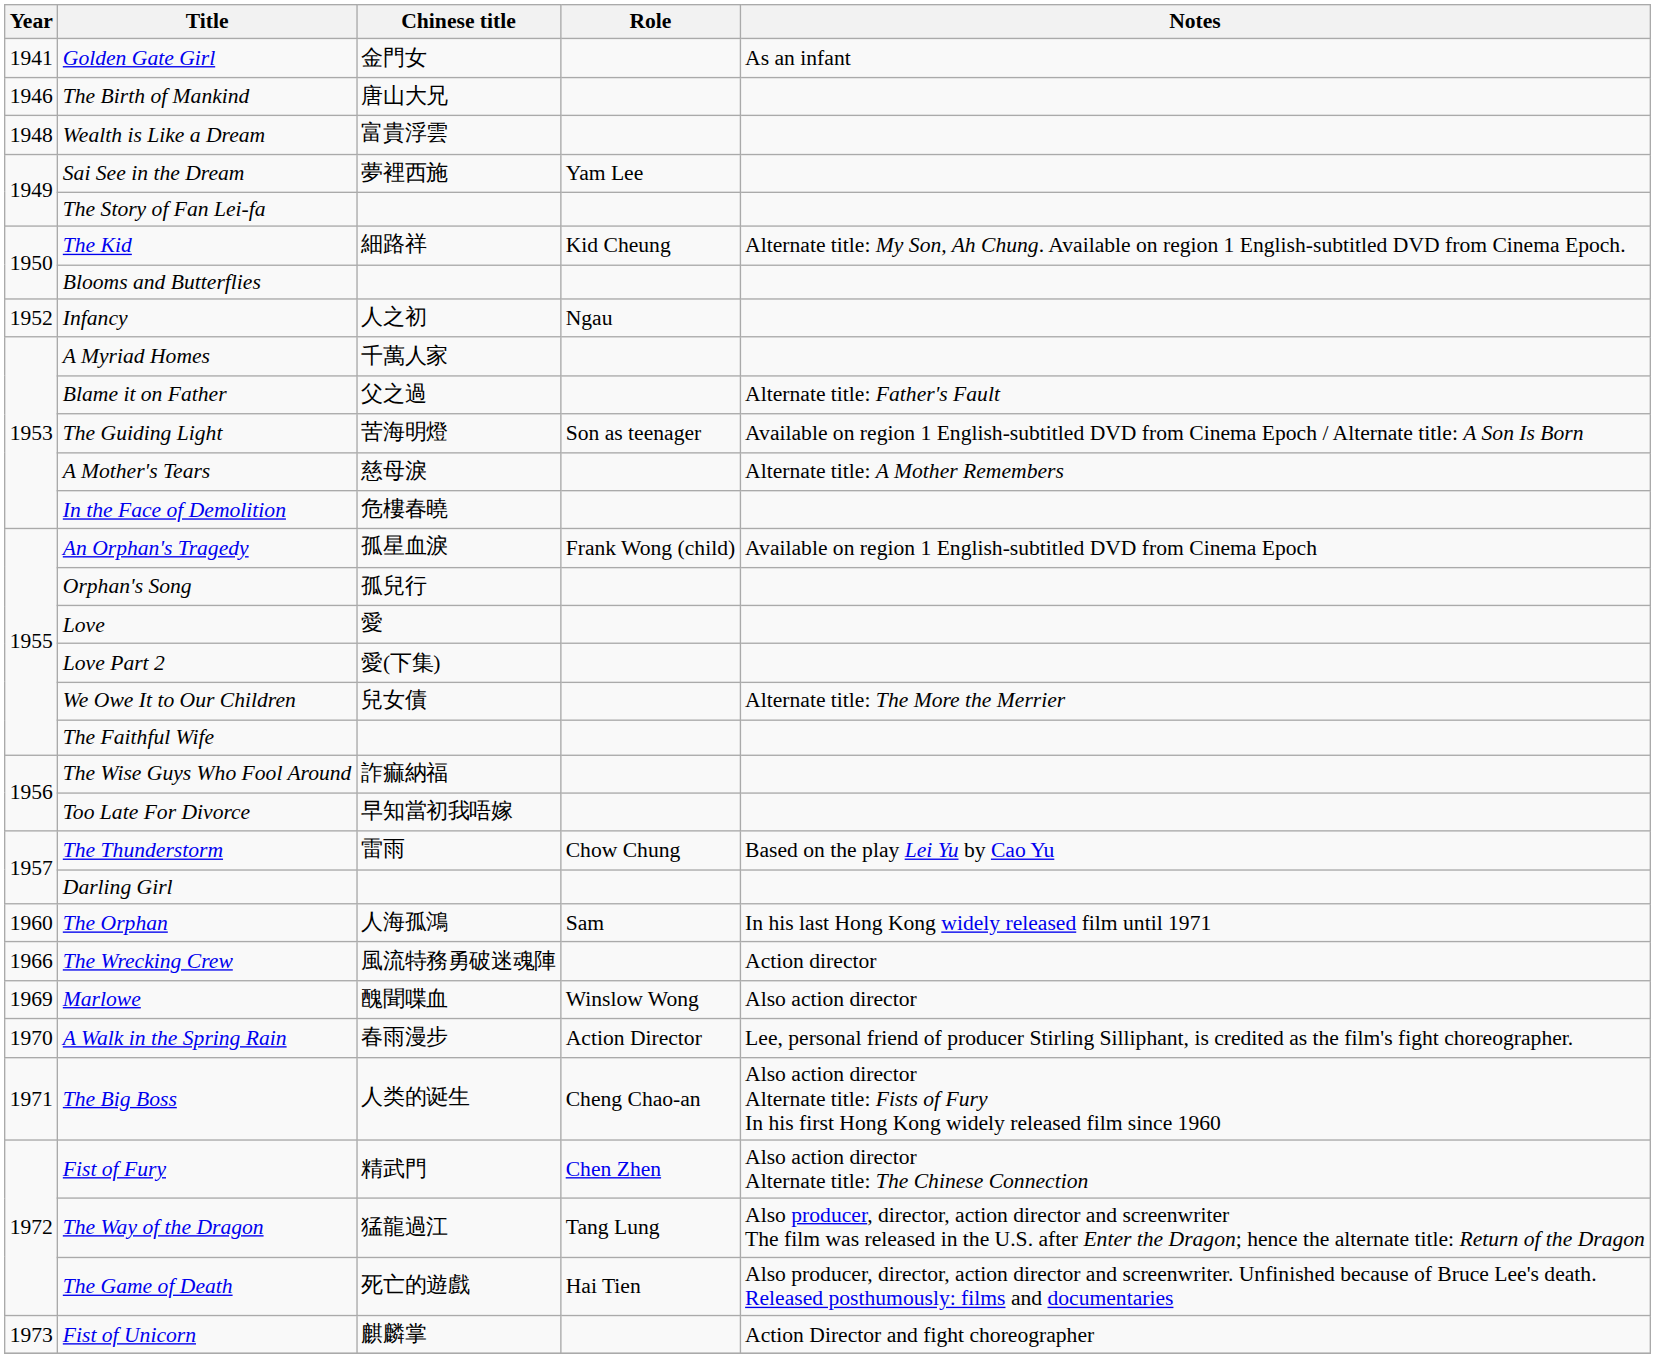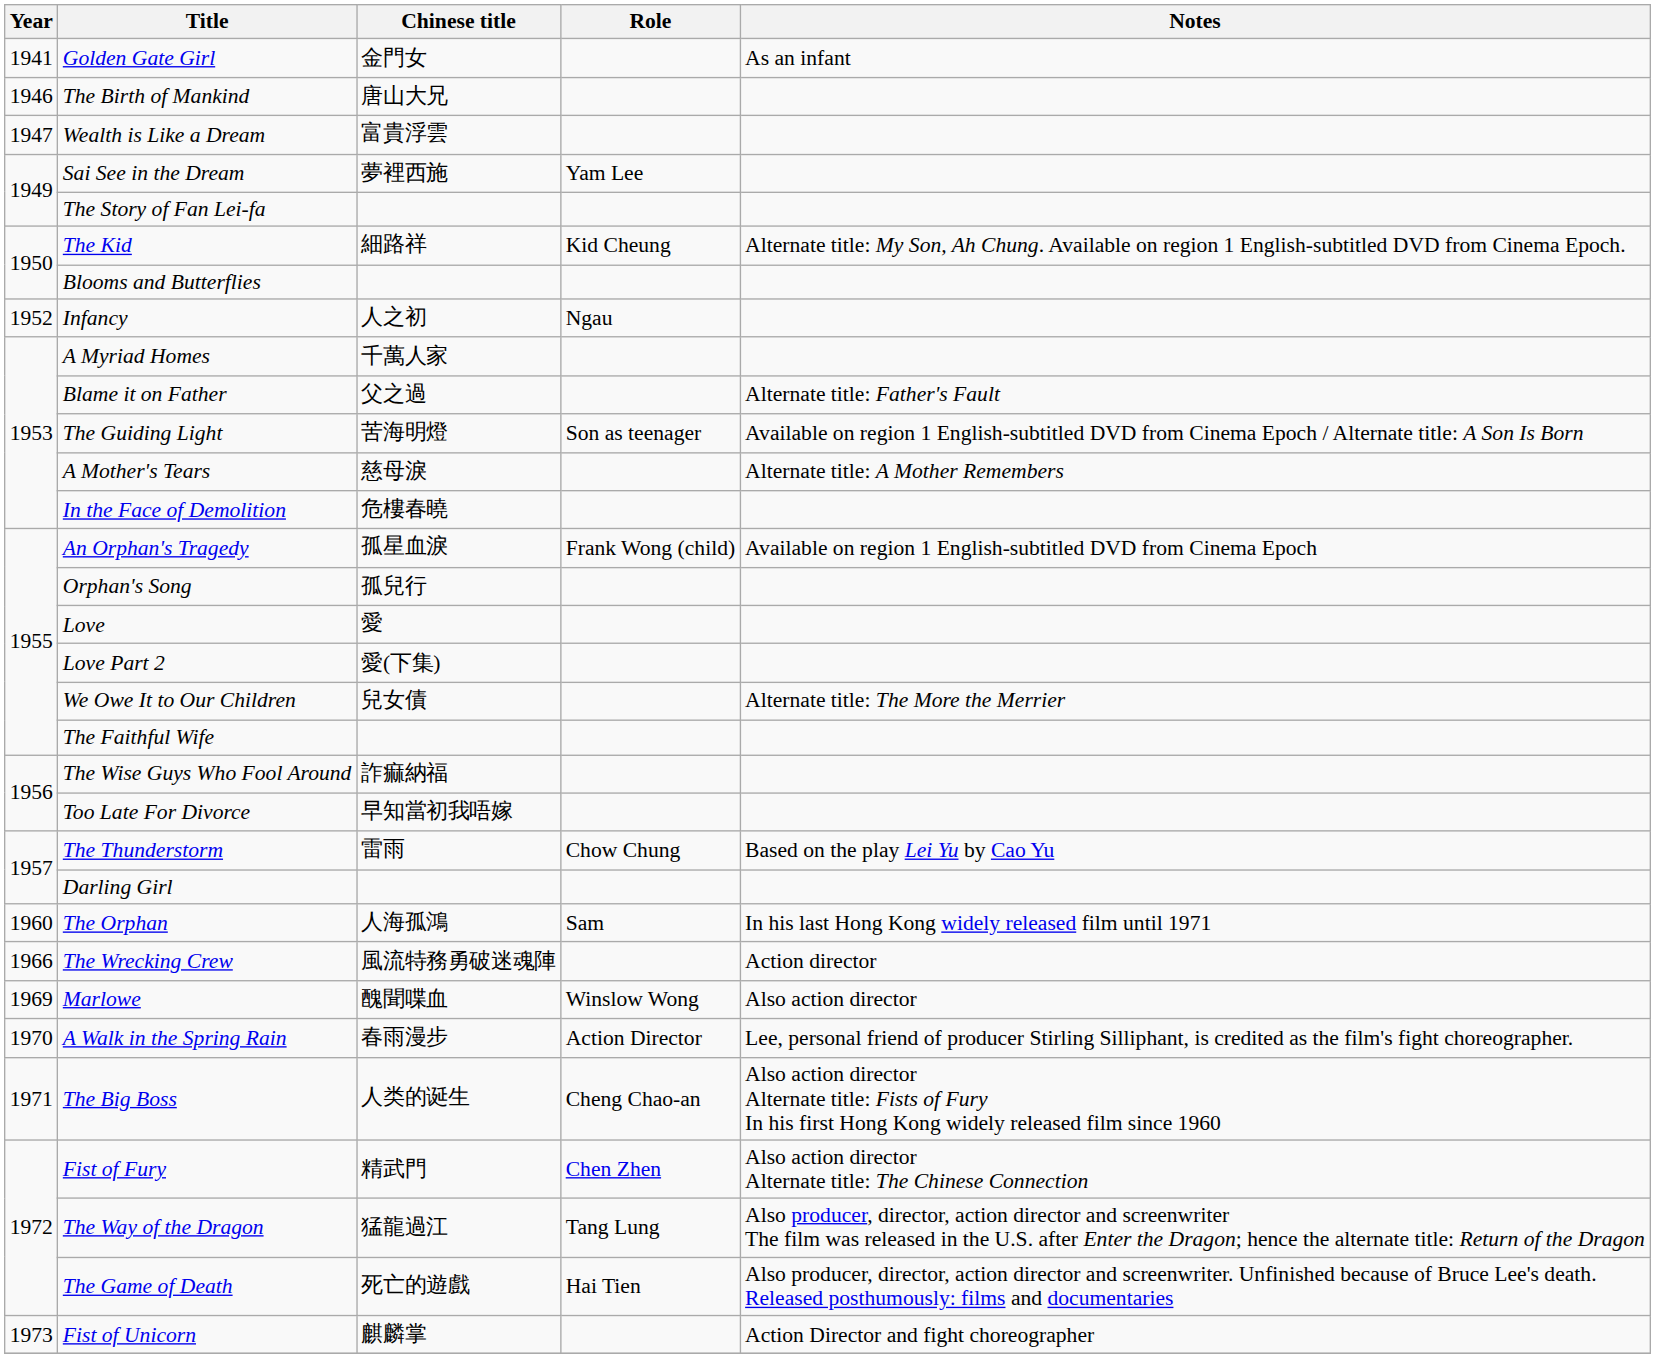(31, 134) 1948 -> (31, 134) 1947
